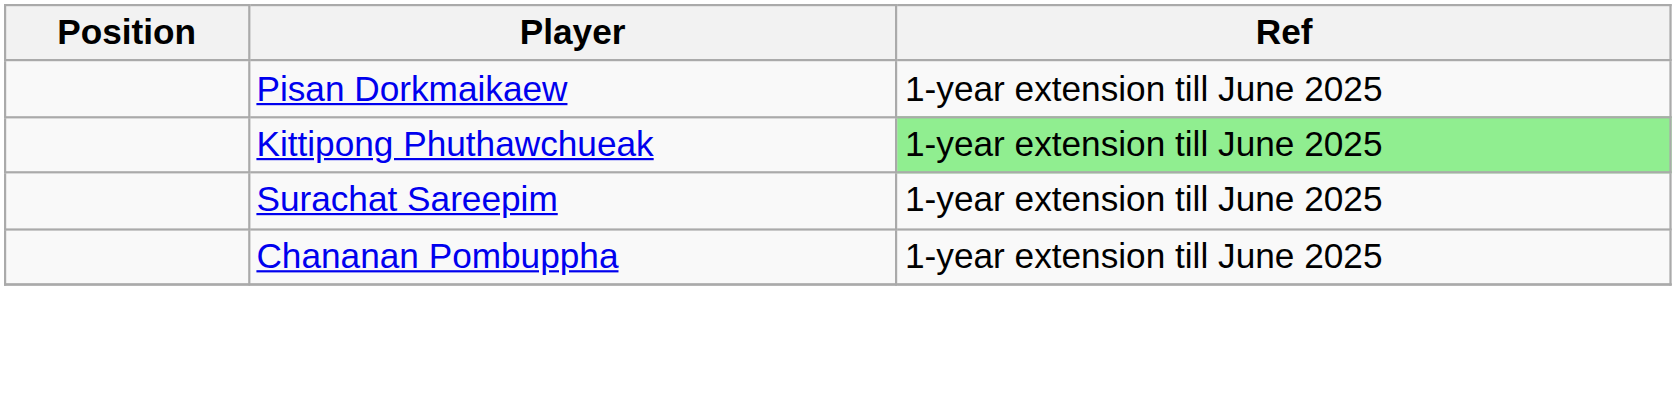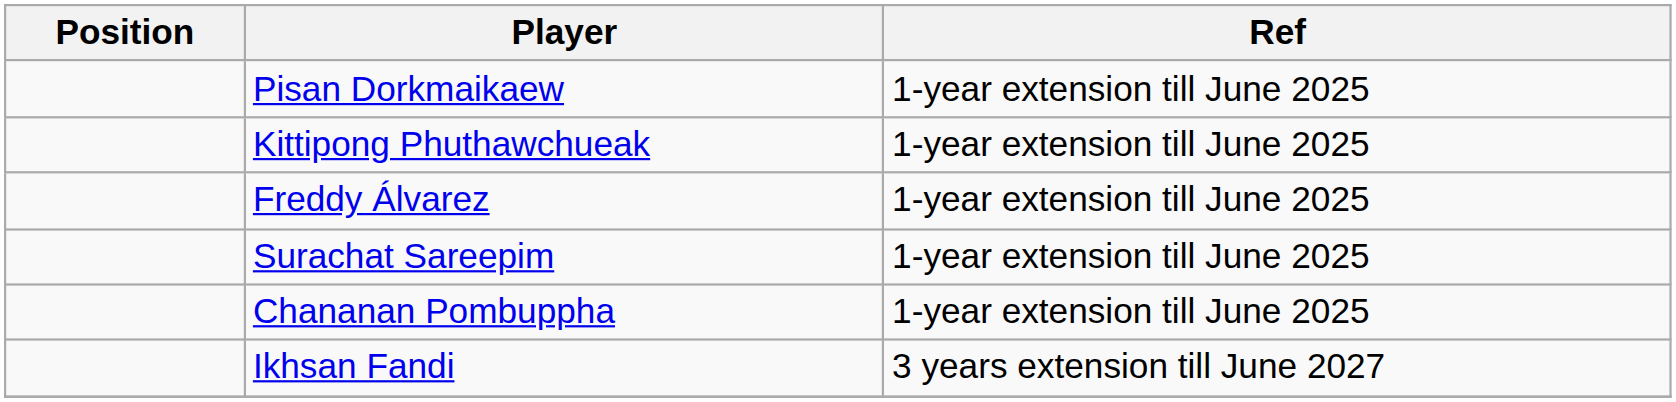(1144, 144) lightgreen background -> (1131, 144) no background
+ row: (371, 199)
+ row: (354, 367)
